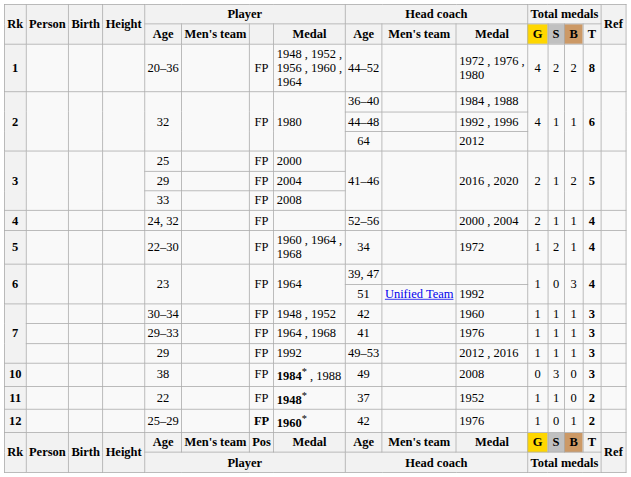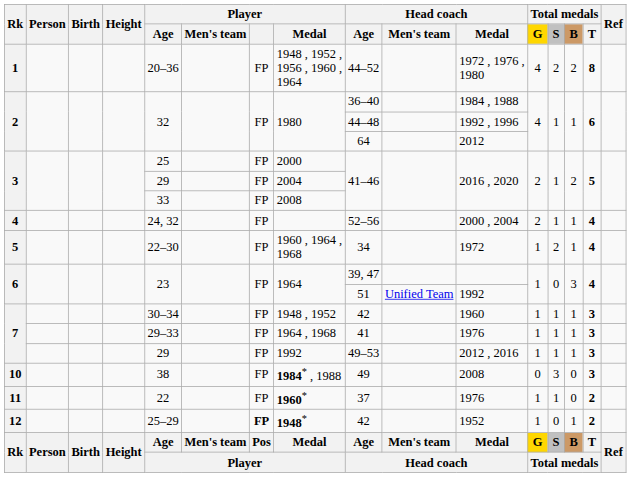(292, 398) 1948* -> (292, 398) 1960*
(472, 398) 1952 -> (472, 398) 1976
(292, 421) 1960* -> (292, 421) 1948*
(472, 421) 1976 -> (472, 421) 1952
